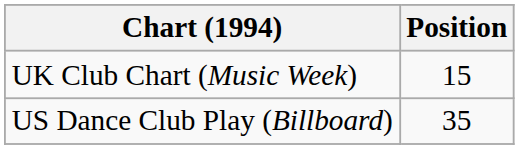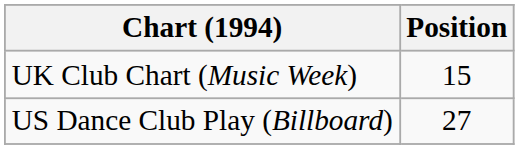(457, 120) 35 -> (457, 120) 27
